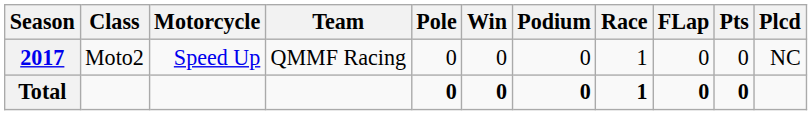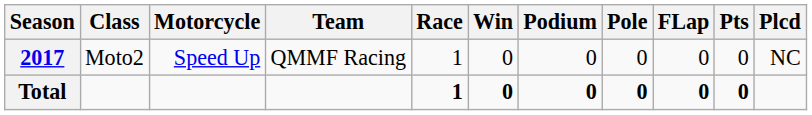columns swapped: (624, 22) <-> (436, 22)
